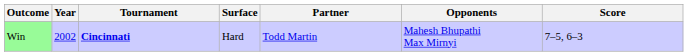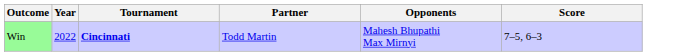- column: (240, 13)
(65, 36) 2002 -> (65, 36) 2022
